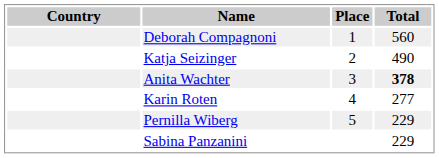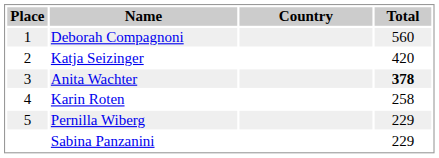columns swapped: (352, 17) <-> (74, 17)
(403, 58) 490 -> (403, 58) 420
(403, 99) 277 -> (403, 99) 258
